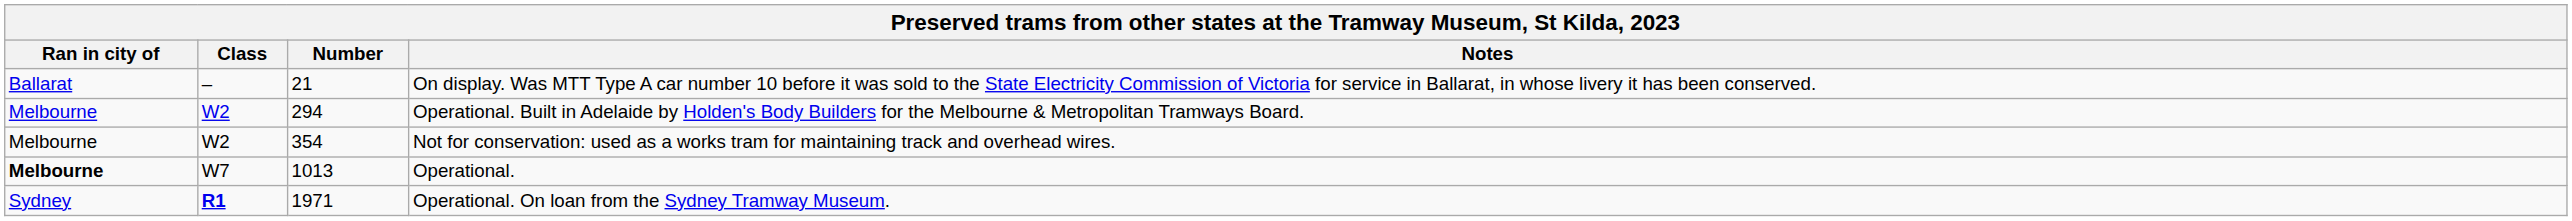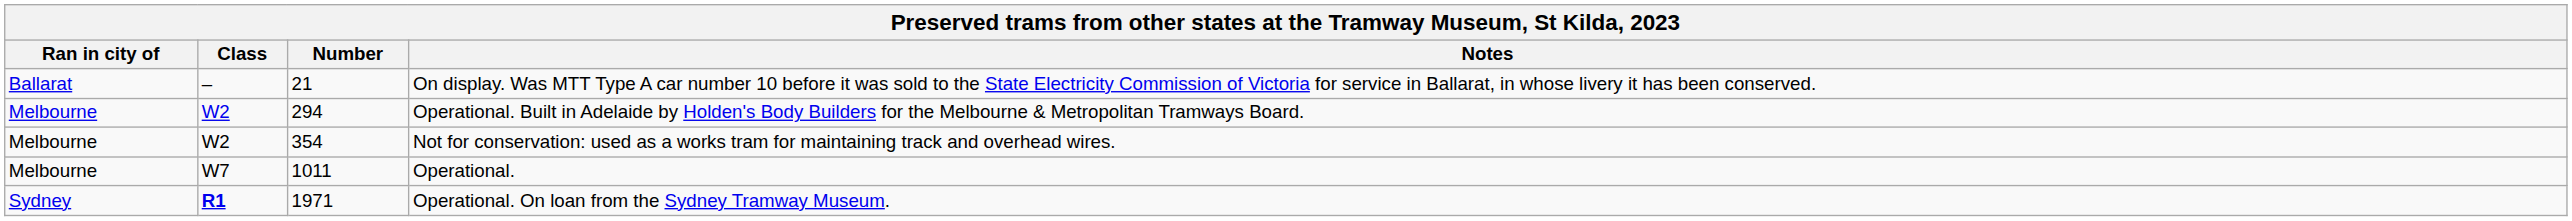(56, 171) bold -> (53, 171) normal
(312, 171) 1013 -> (312, 171) 1011
